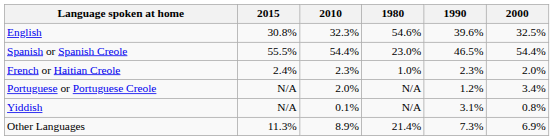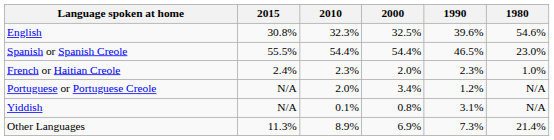columns swapped: (517, 14) <-> (393, 14)
